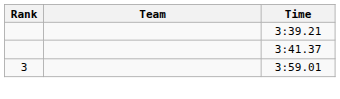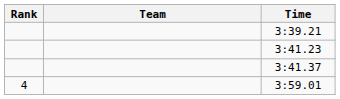+ row: (298, 49)
(24, 67) 3 -> (24, 85) 4
